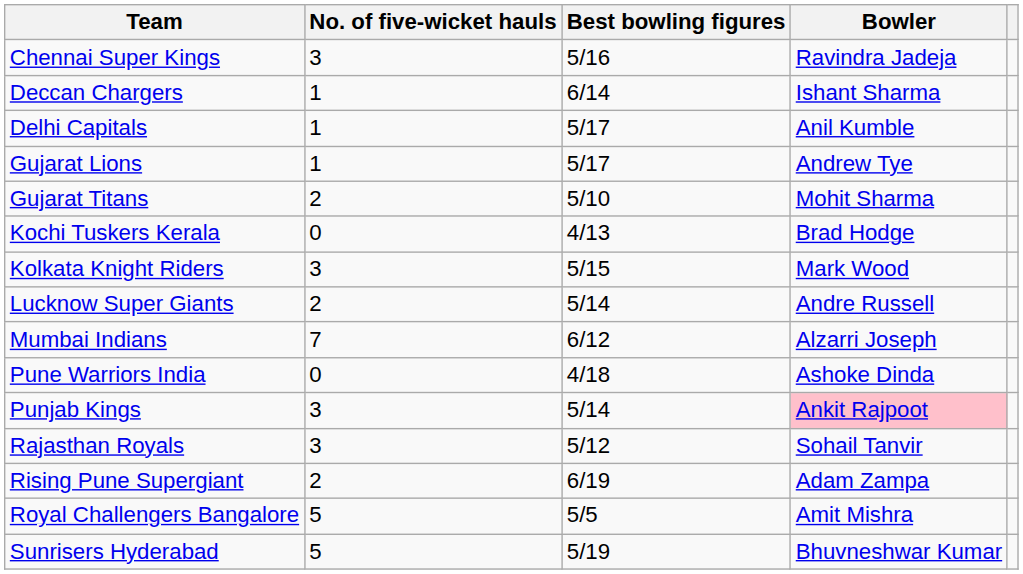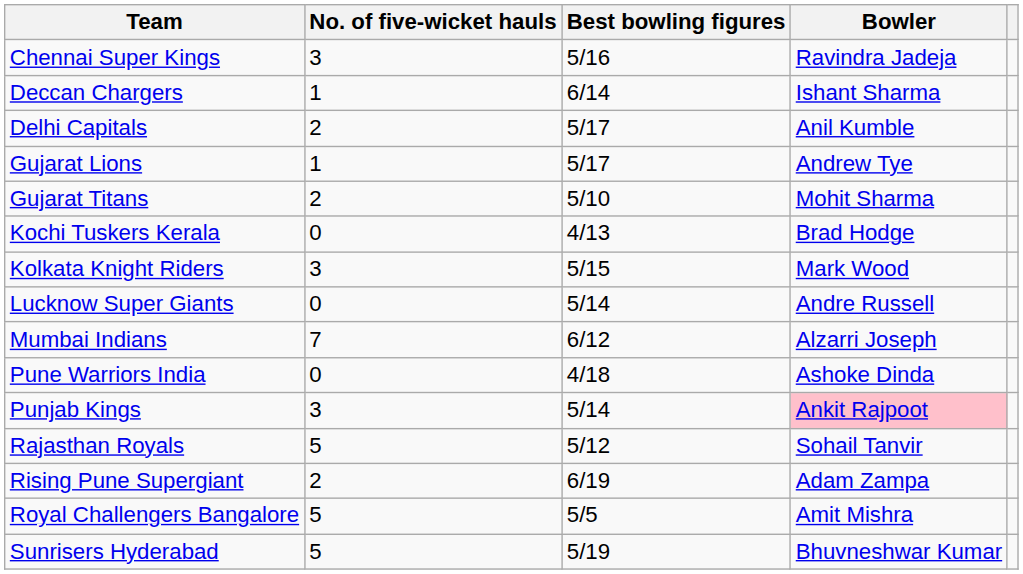(316, 127) 1 -> (316, 127) 2
(316, 304) 2 -> (316, 304) 0
(316, 445) 3 -> (316, 445) 5
